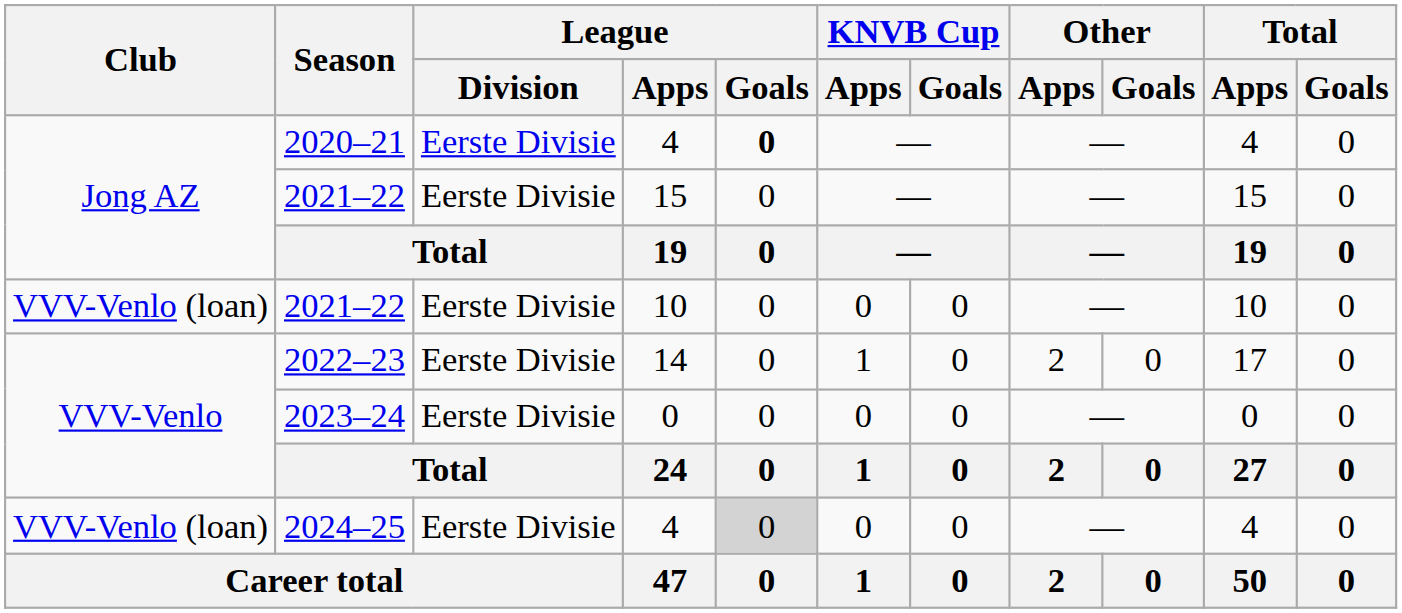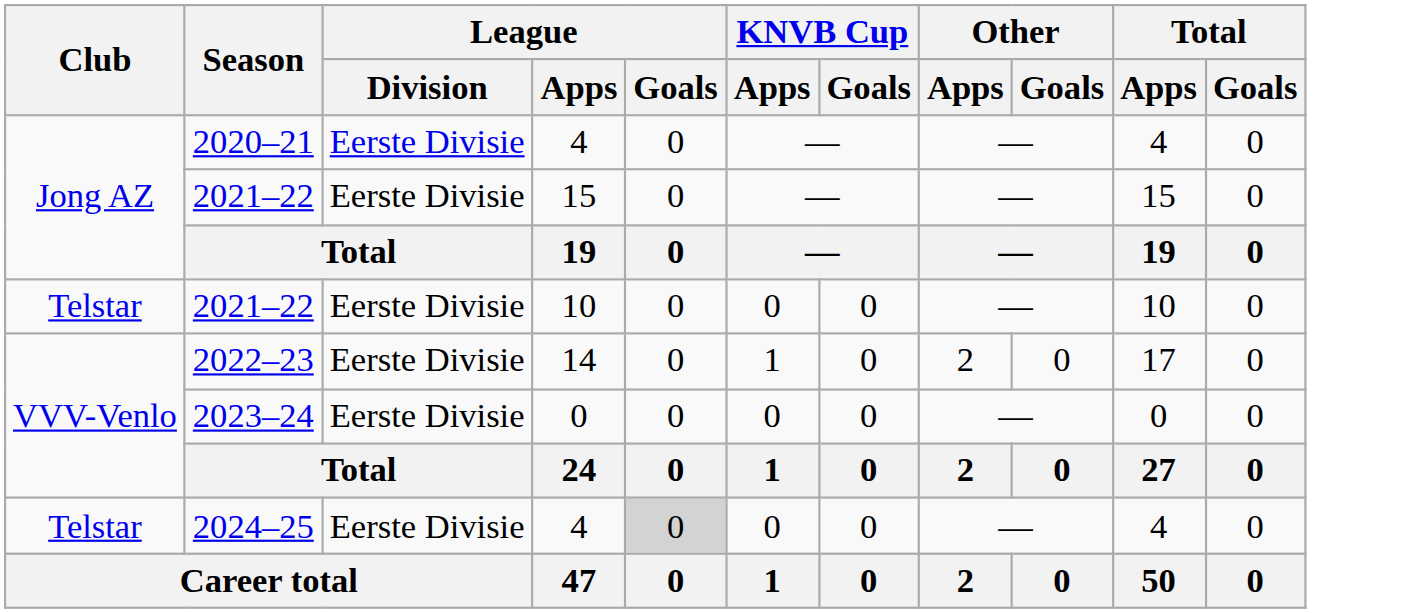(767, 141) bold -> (676, 141) normal
(141, 305) VVV-Venlo (loan) -> (95, 305) Telstar
(141, 525) VVV-Venlo (loan) -> (95, 525) Telstar
